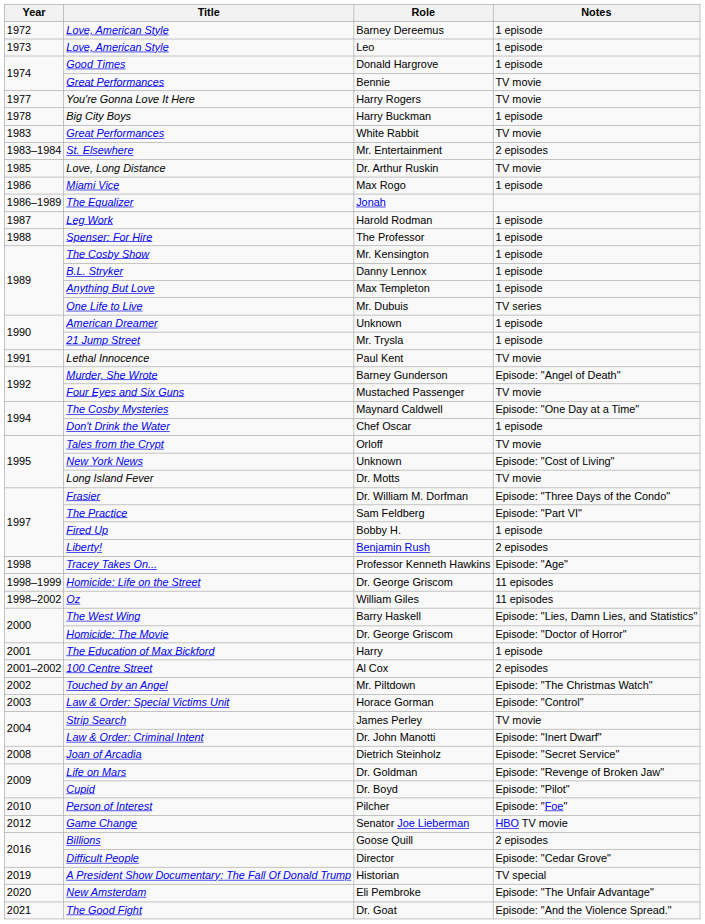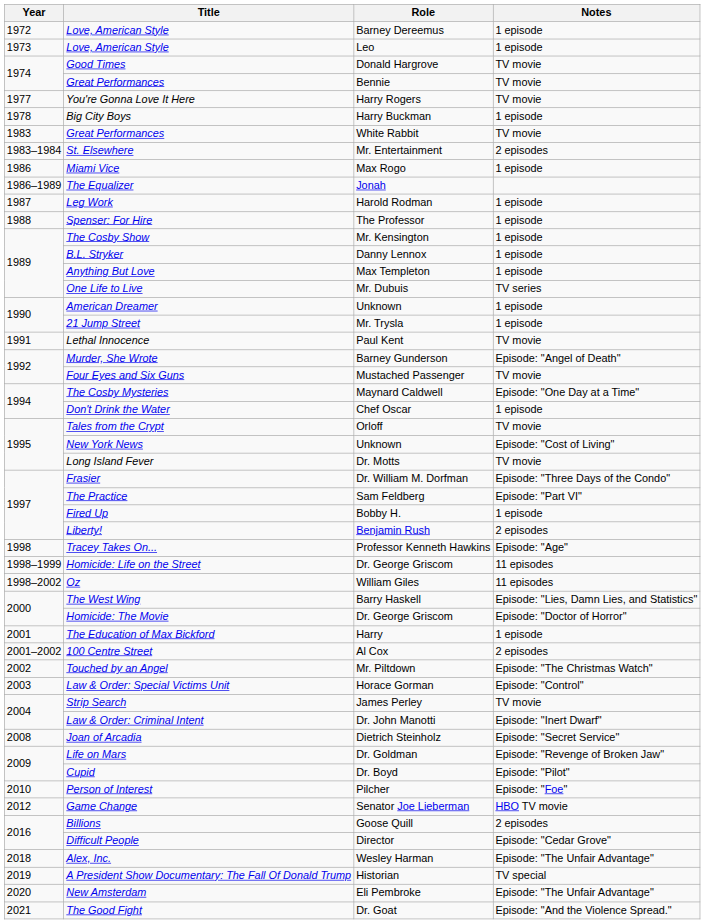(519, 64) 1 episode -> (518, 64) TV movie
- row: (116, 168)
+ row: (89, 858)
